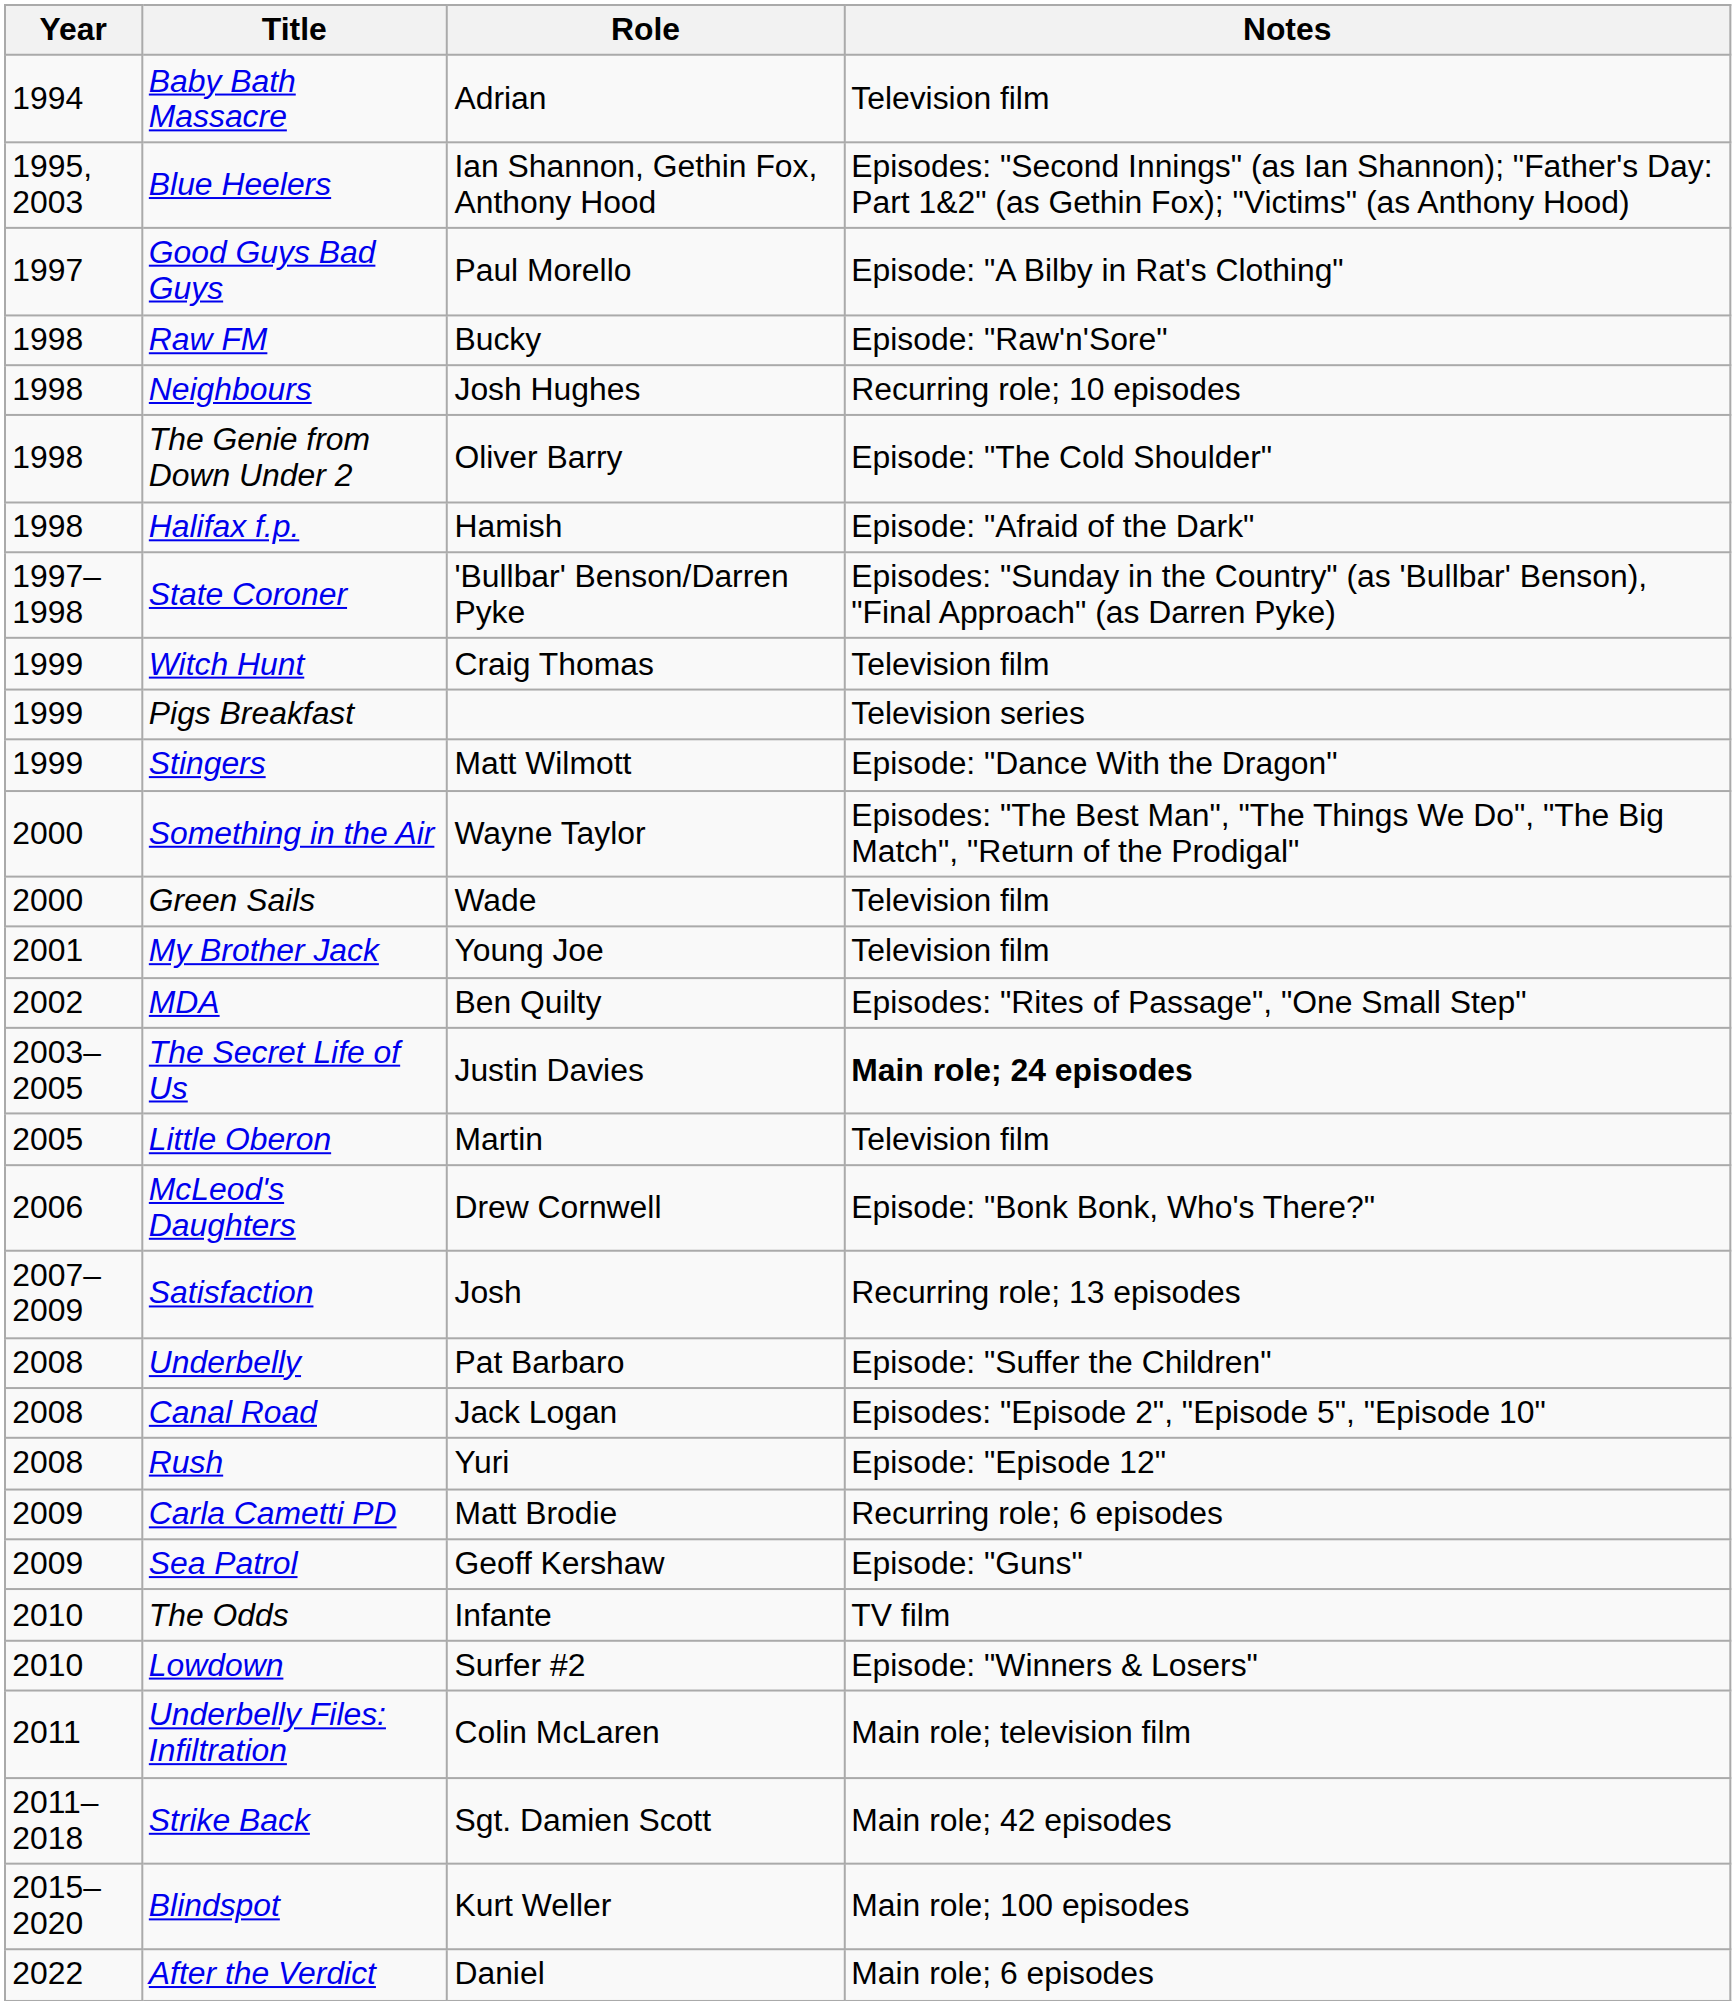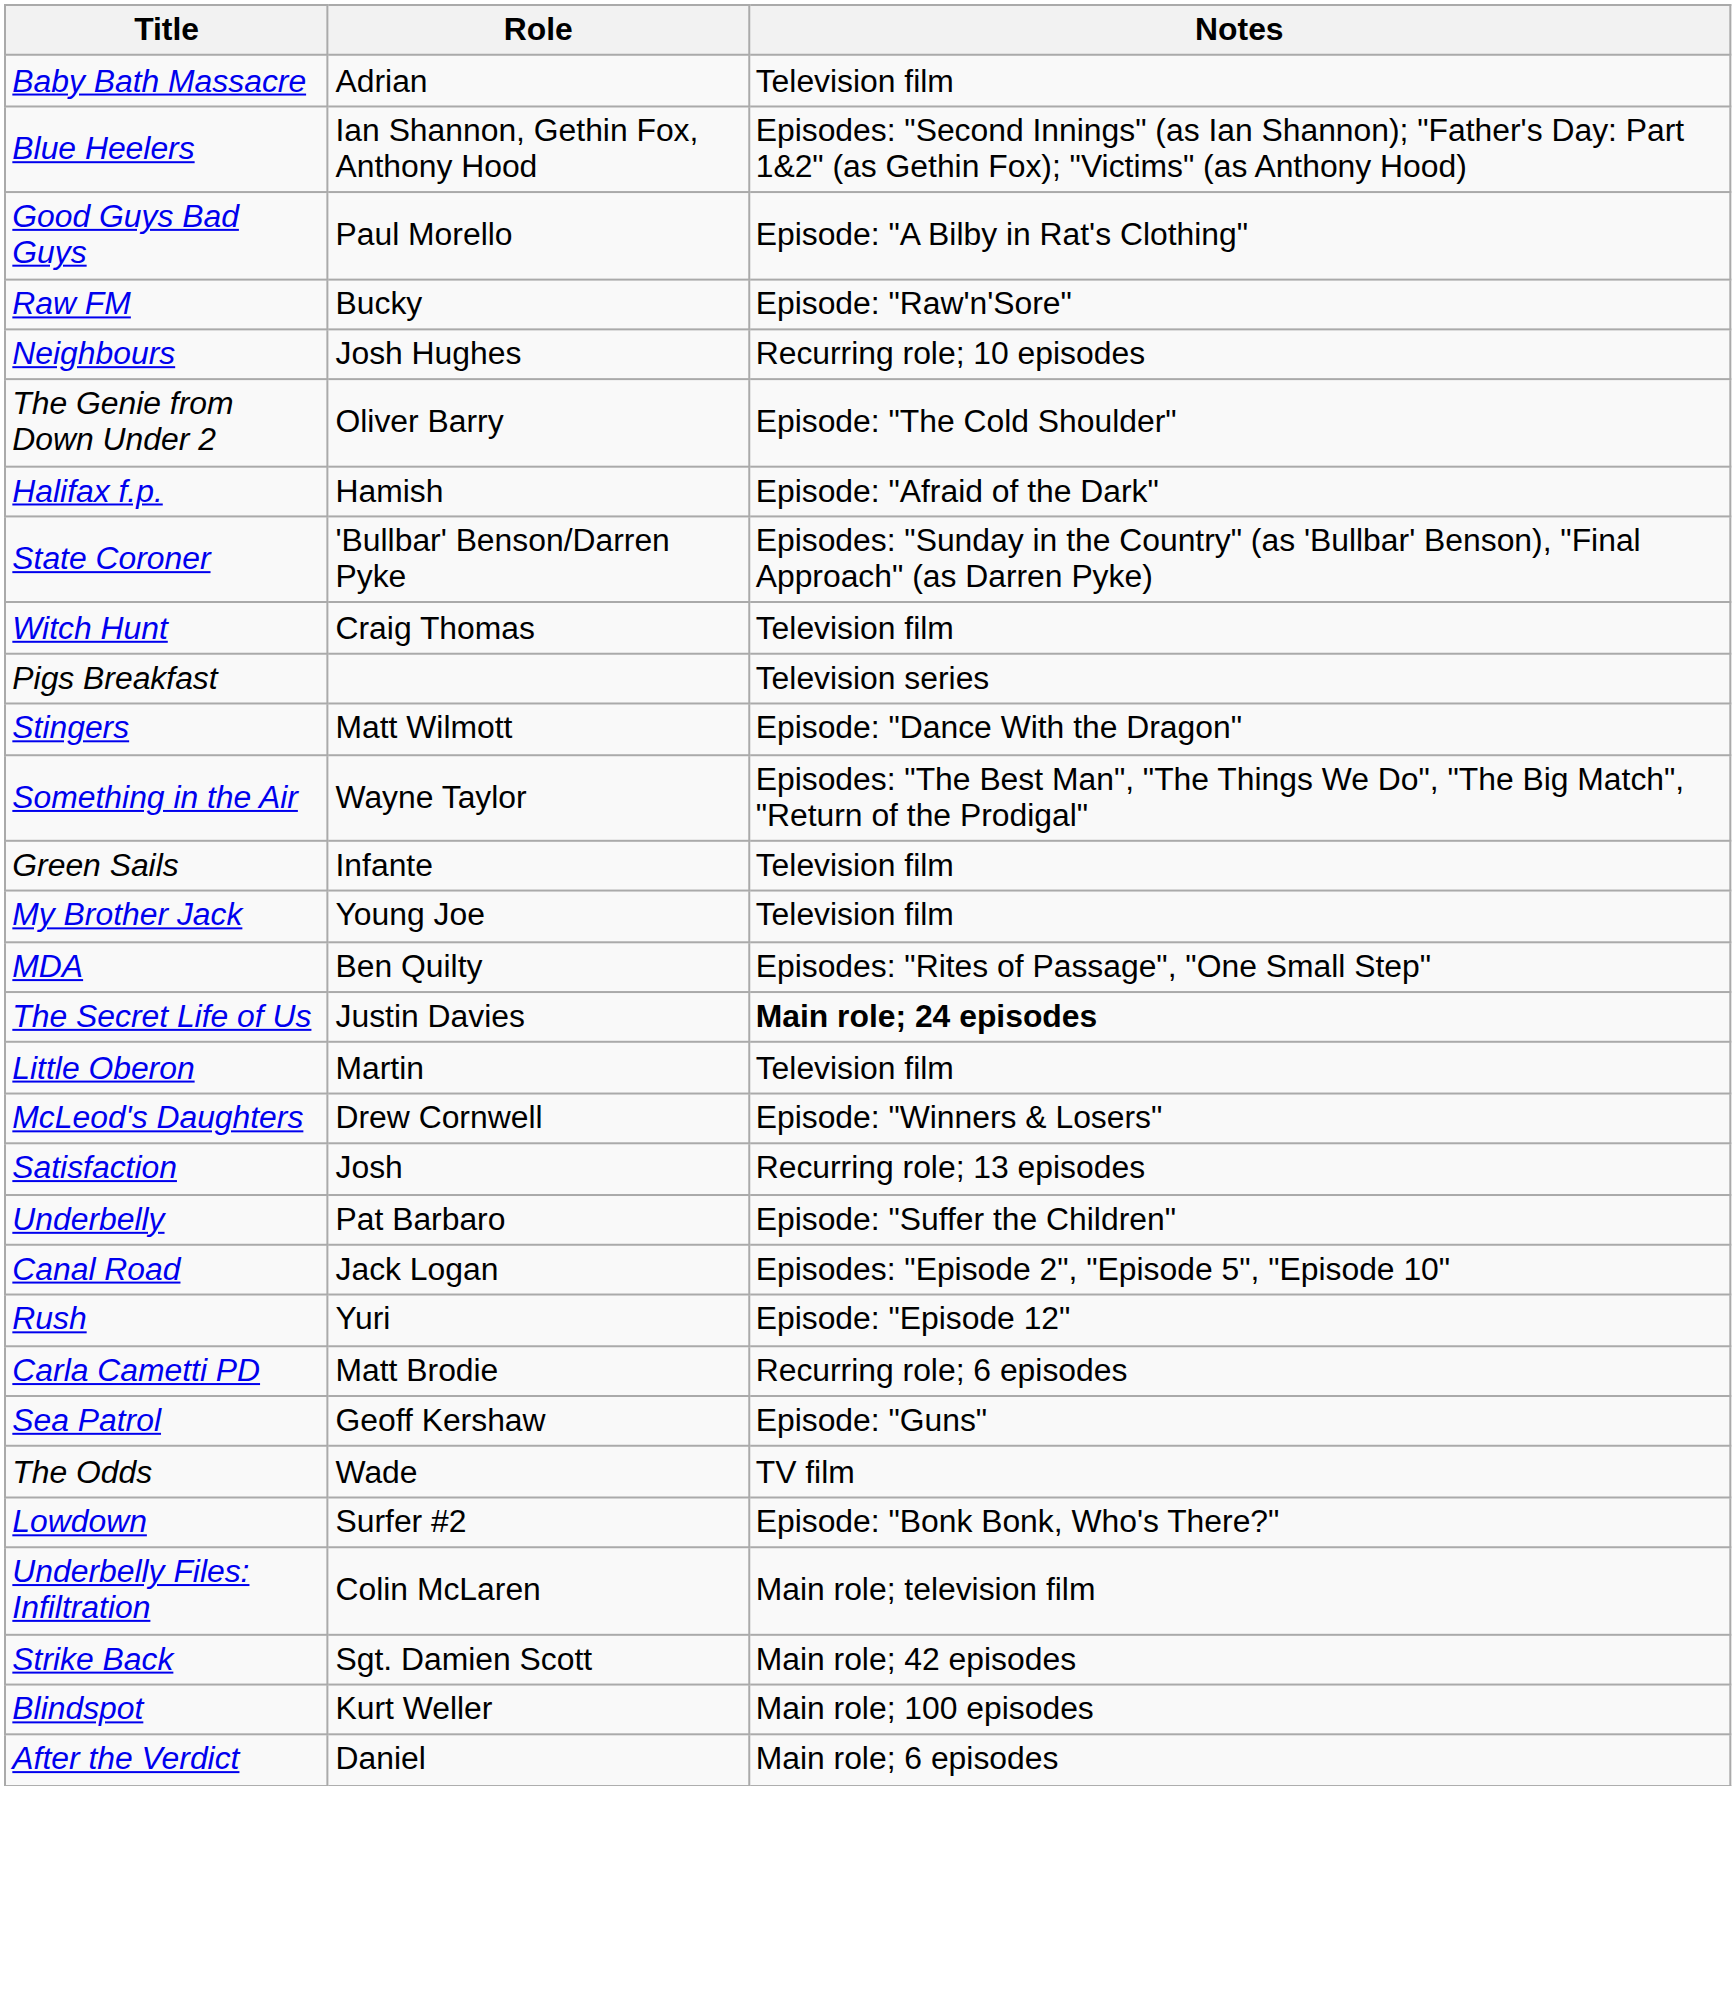- column: (73, 29)
(495, 901) Wade -> (384, 865) Infante
(1113, 1207) Episode: "Bonk Bonk, Who's There?" -> (959, 1117) Episode: "Winners & Losers"
(503, 1614) Infante -> (377, 1471) Wade
(1055, 1665) Episode: "Winners & Losers" -> (1018, 1521) Episode: "Bonk Bonk, Who's There?"
